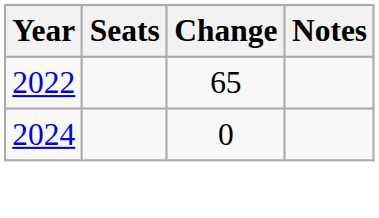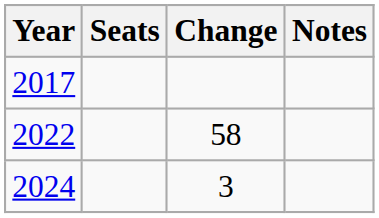+ row: (44, 82)
(226, 82) 65 -> (226, 134) 58
(226, 134) 0 -> (226, 186) 3
